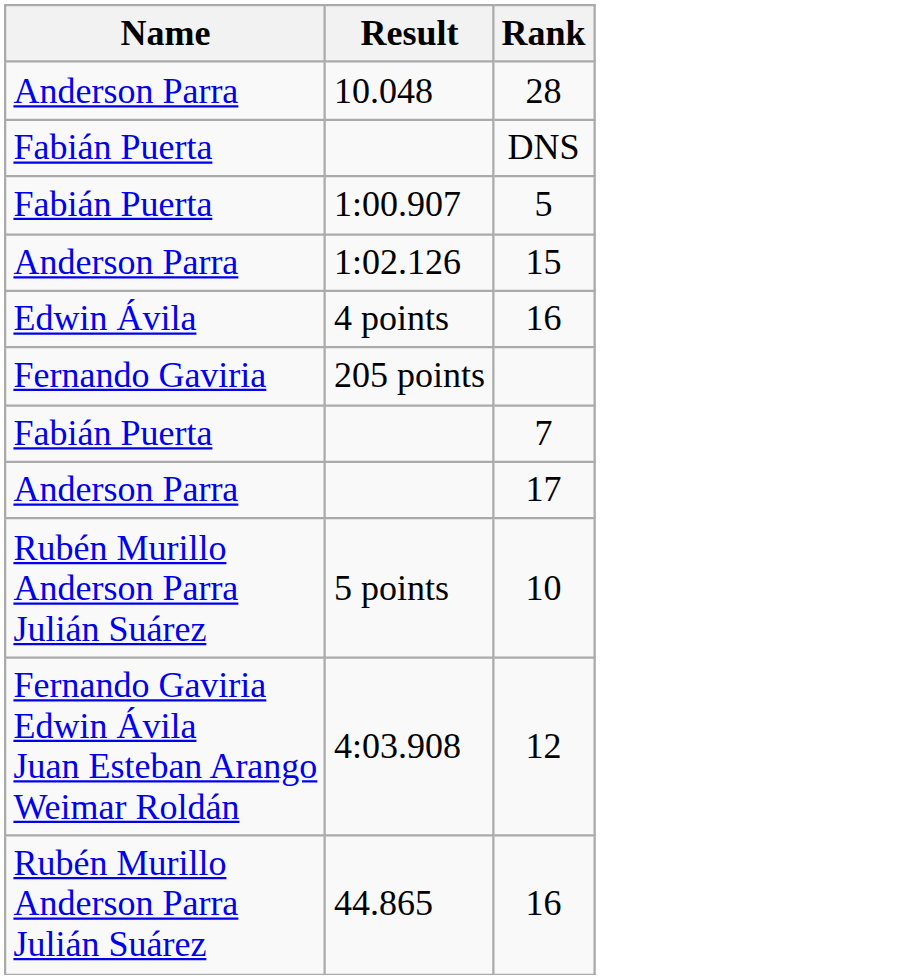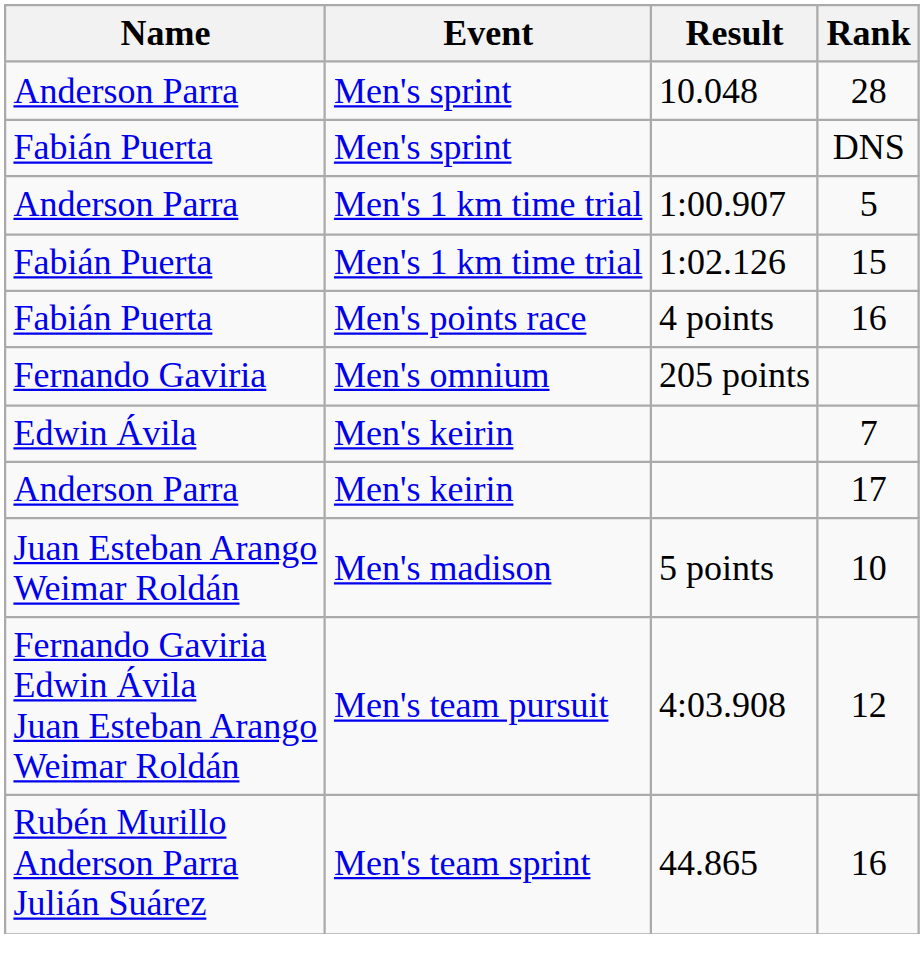+ column: (488, 33)
(113, 204) Fabián Puerta -> (126, 204) Anderson Parra
(126, 261) Anderson Parra -> (113, 261) Fabián Puerta
(105, 318) Edwin Ávila -> (113, 318) Fabián Puerta
(113, 432) Fabián Puerta -> (105, 432) Edwin Ávila
(126, 587) Rubén Murillo Anderson Parra Julián Suárez -> (165, 567) Juan Esteban Arango Weimar Roldán
